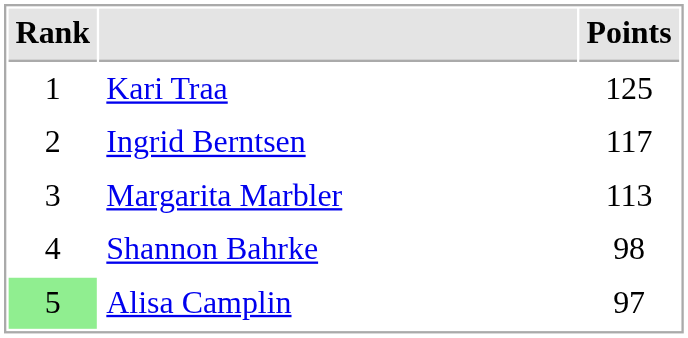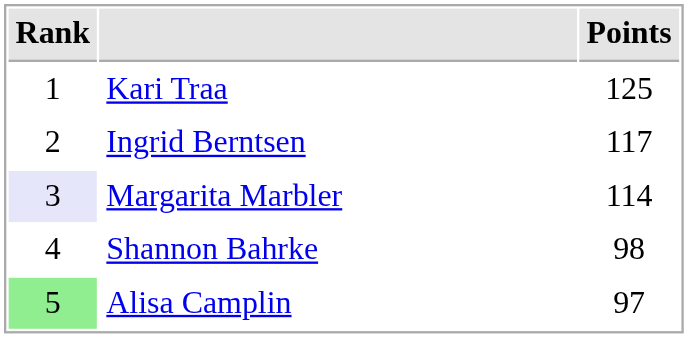(53, 195) no background -> (53, 195) lavender background
(629, 195) 113 -> (629, 195) 114
